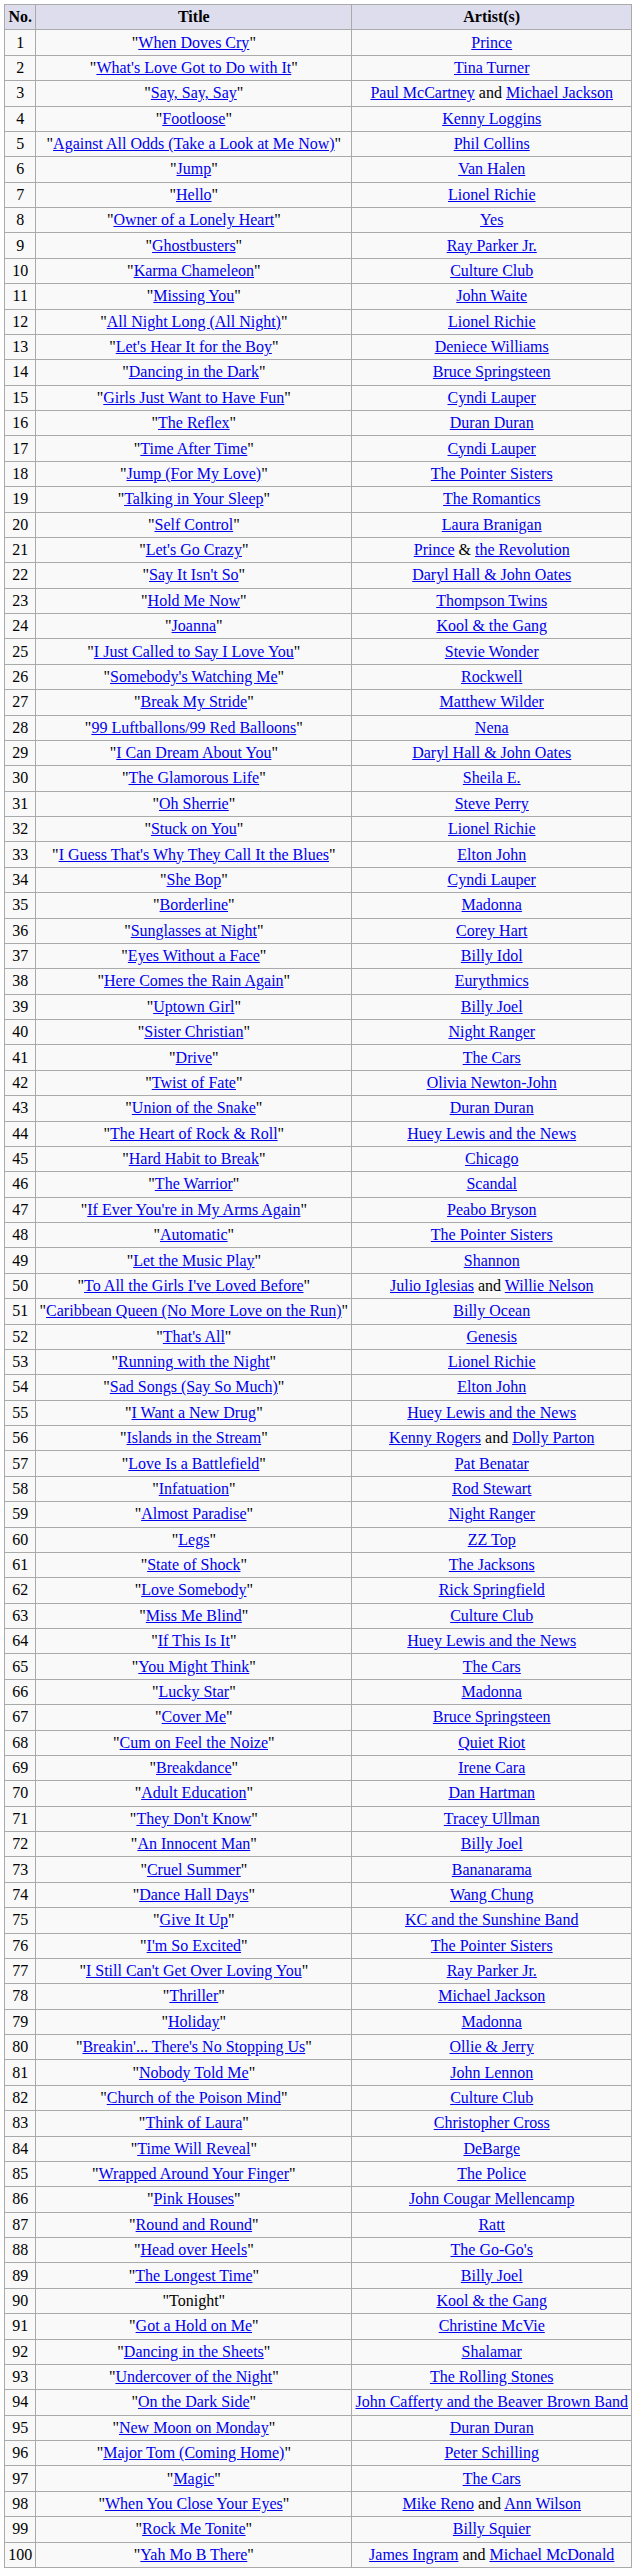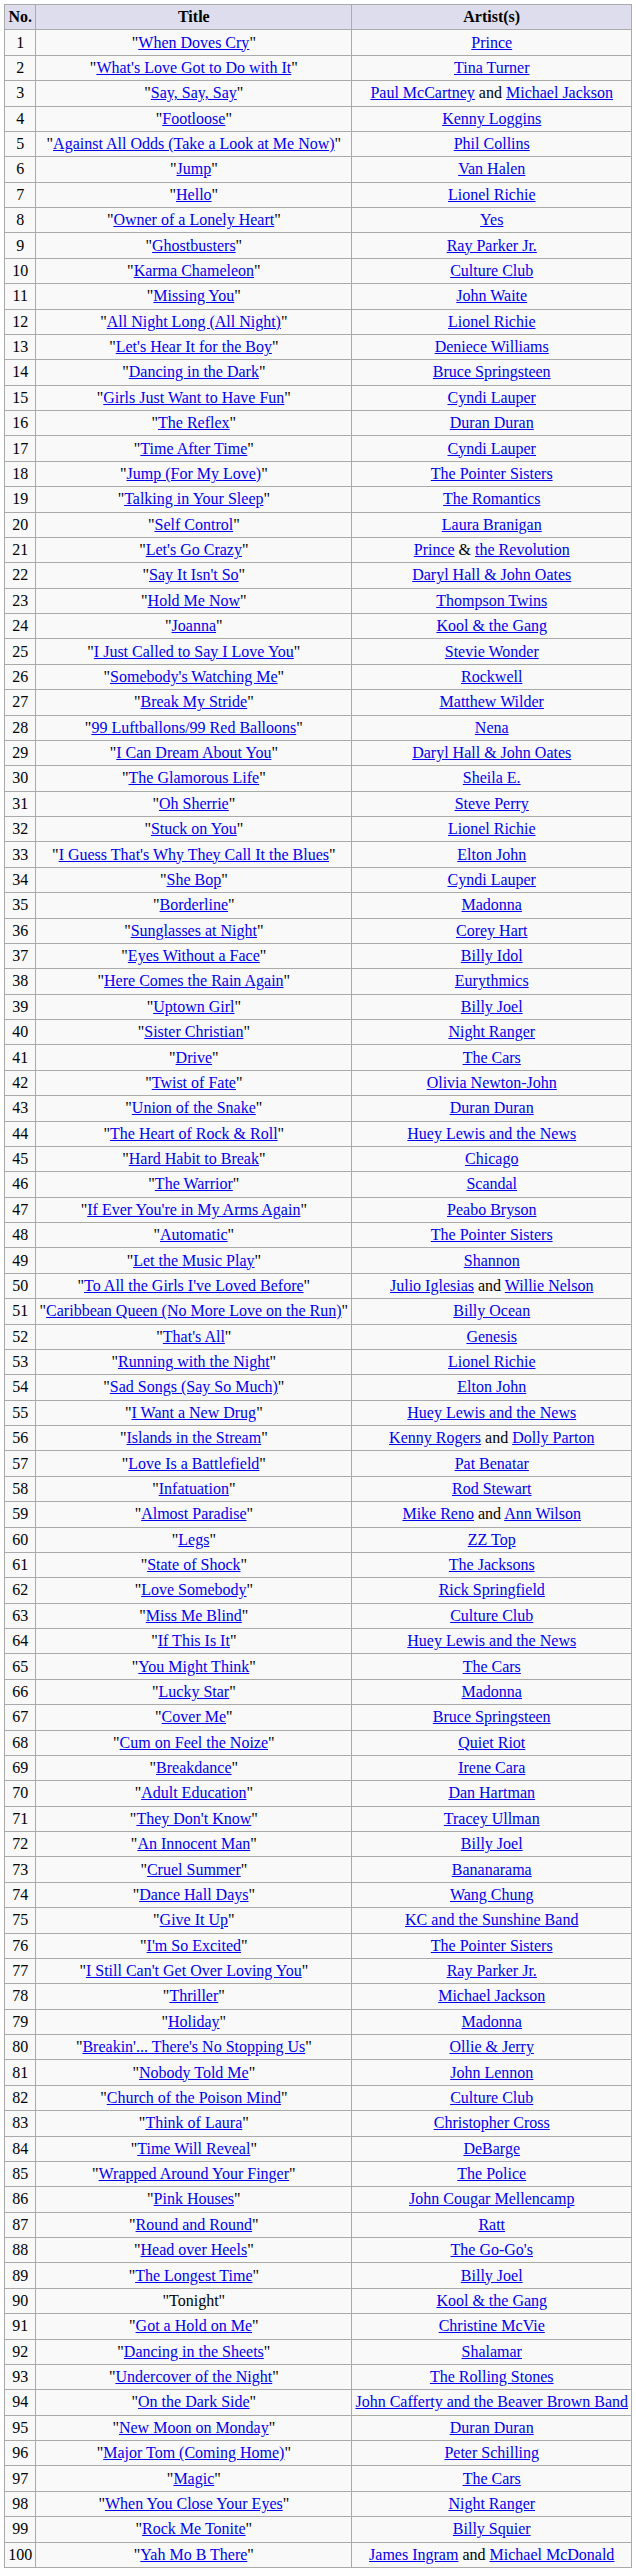(492, 1514) Night Ranger -> (492, 1514) Mike Reno and Ann Wilson
(492, 2503) Mike Reno and Ann Wilson -> (492, 2503) Night Ranger
